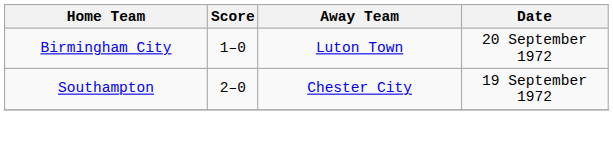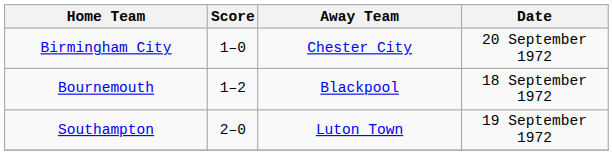(360, 49) Luton Town -> (360, 49) Chester City
+ row: (106, 89)
(360, 89) Chester City -> (360, 130) Luton Town
